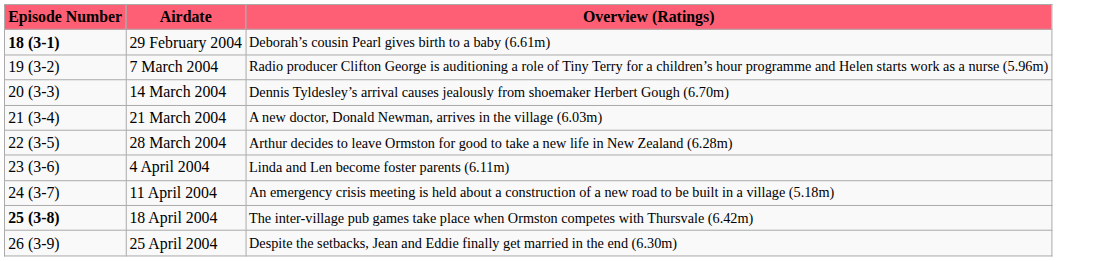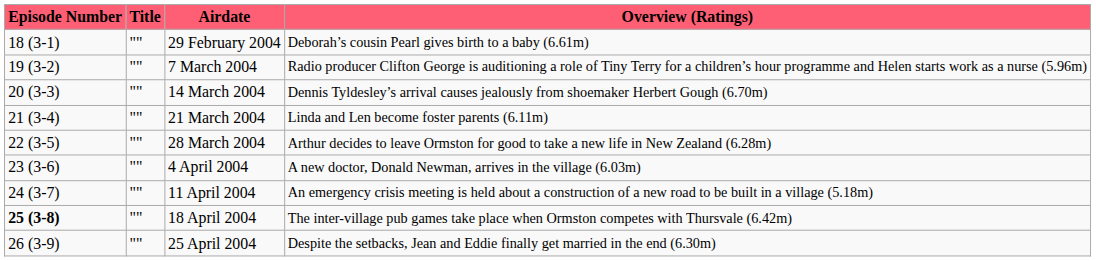+ column: (145, 17)
(34, 42) bold -> (34, 42) normal
(426, 117) A new doctor, Donald Newman, arrives in the village (6.03m) -> (418, 117) Linda and Len become foster parents (6.11m)
(379, 167) Linda and Len become foster parents (6.11m) -> (464, 167) A new doctor, Donald Newman, arrives in the village (6.03m)
